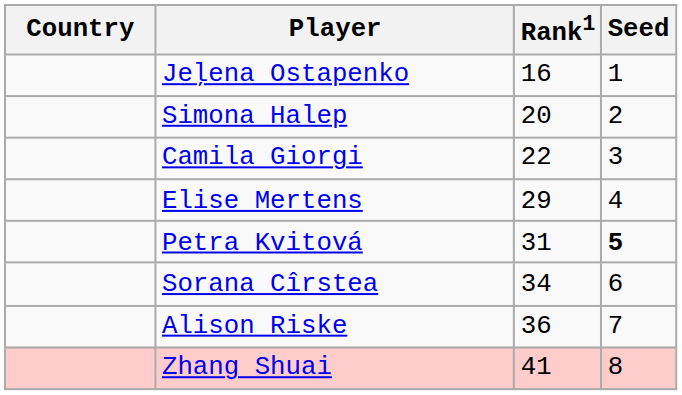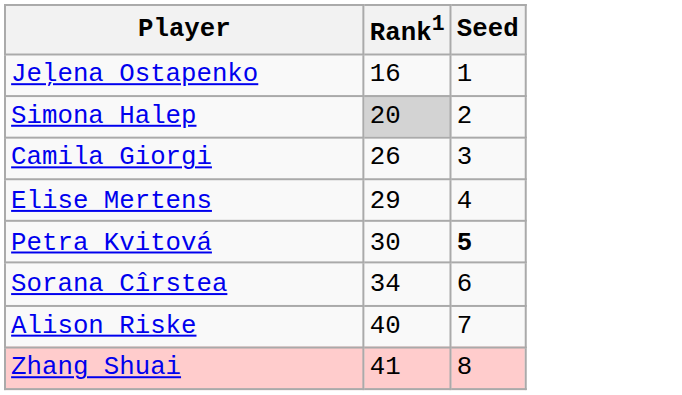- column: (80, 29)
(536, 116) no background -> (385, 116) lightgrey background
(536, 158) 22 -> (385, 158) 26
(536, 242) 31 -> (385, 242) 30
(536, 326) 36 -> (385, 326) 40
